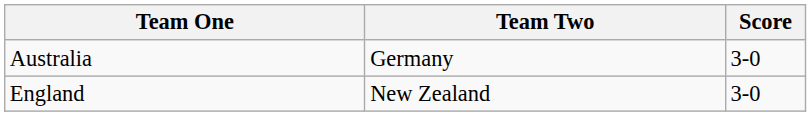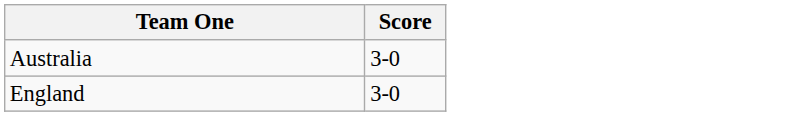- column: (545, 22)
